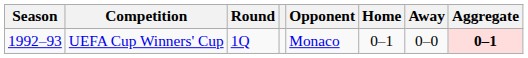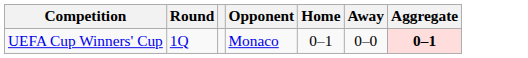- column: (35, 16)
